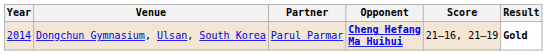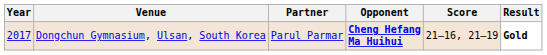(19, 35) 2014 -> (19, 35) 2017
